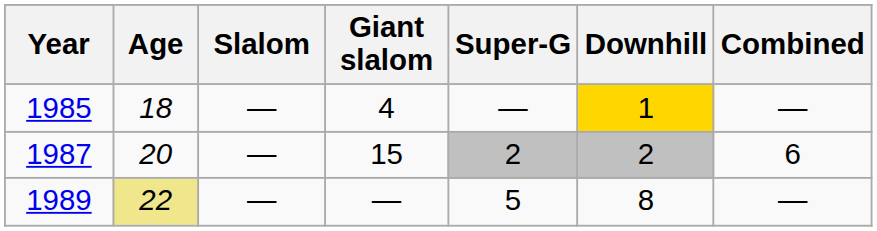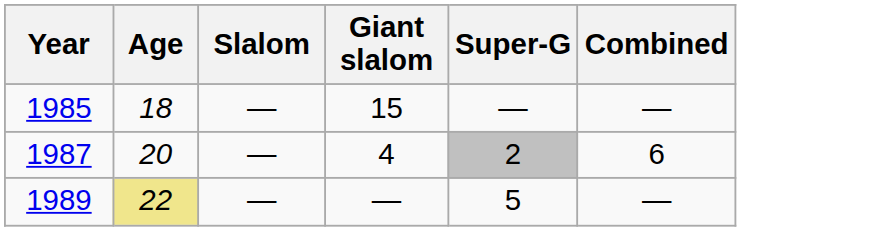- column: (646, 44)
(387, 107) 4 -> (387, 107) 15
(387, 154) 15 -> (387, 154) 4
